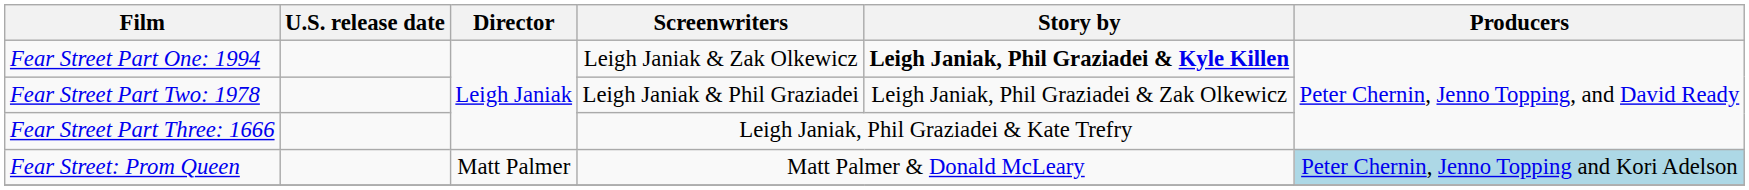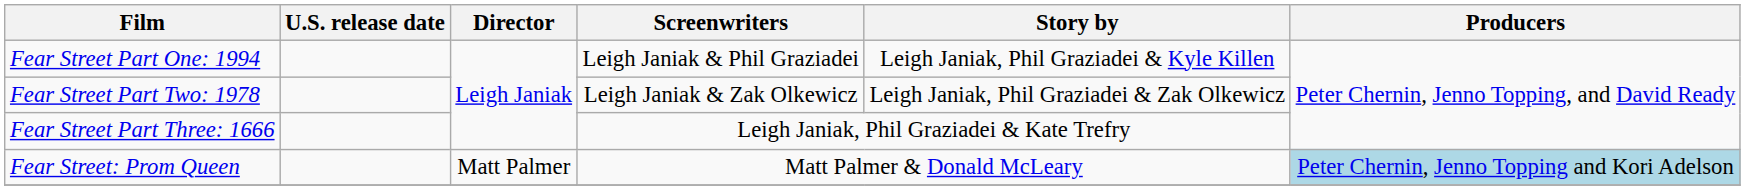(721, 58) Leigh Janiak & Zak Olkewicz -> (721, 58) Leigh Janiak & Phil Graziadei
(1079, 58) bold -> (1077, 58) normal
(721, 94) Leigh Janiak & Phil Graziadei -> (721, 94) Leigh Janiak & Zak Olkewicz
